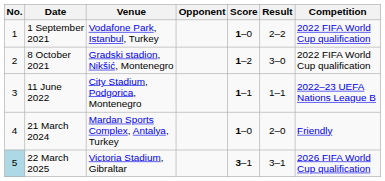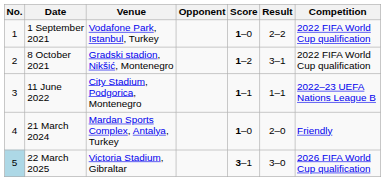(277, 60) 3–0 -> (277, 60) 3–1
(277, 163) 3–1 -> (277, 163) 3–0
